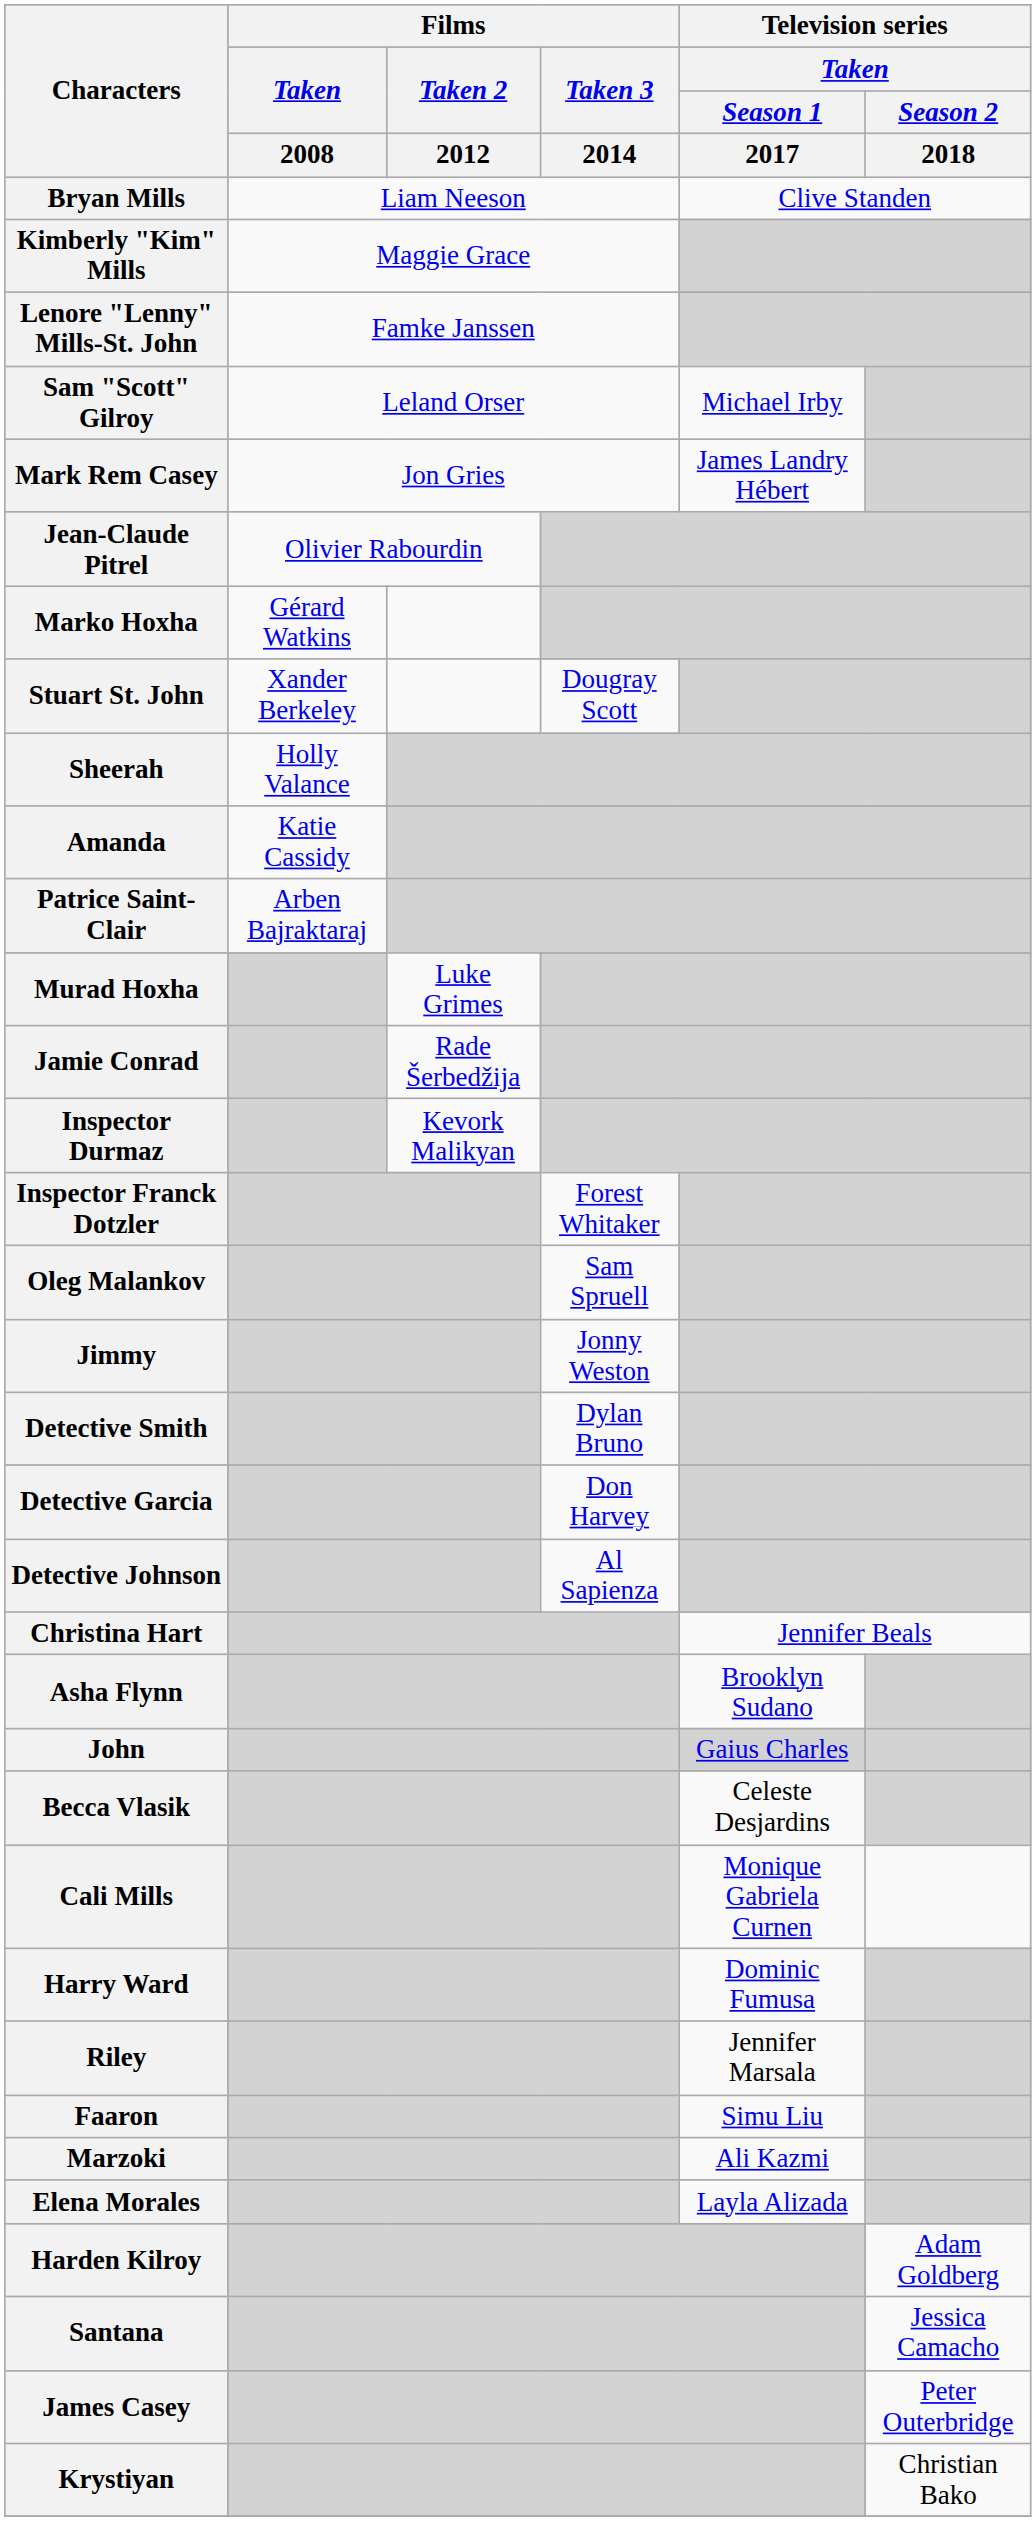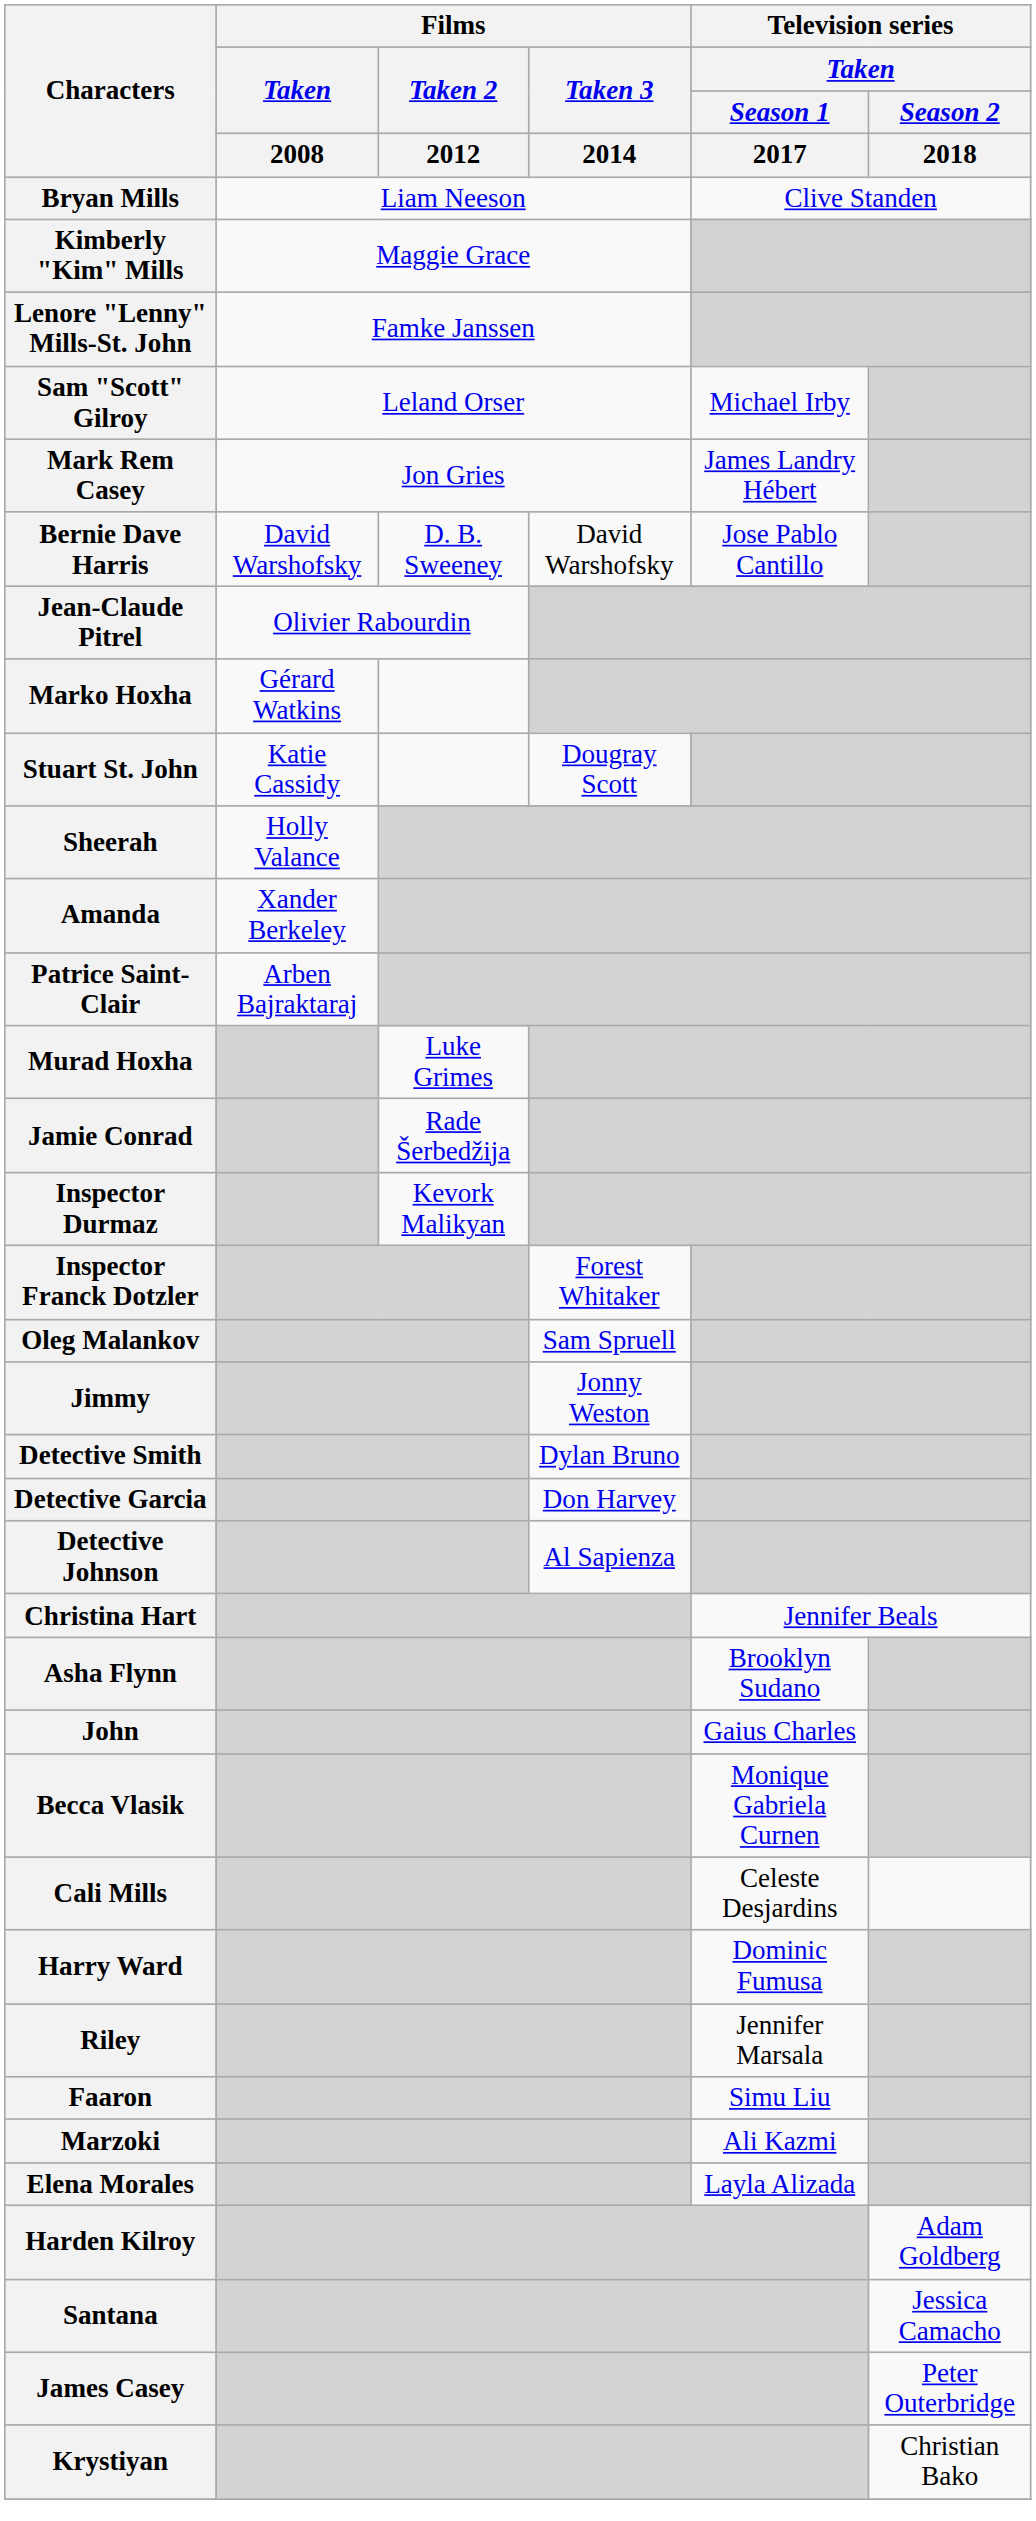+ row: (110, 548)
(307, 695) Xander Berkeley -> (297, 768) Katie Cassidy
(307, 842) Katie Cassidy -> (297, 915) Xander Berkeley
(772, 1749) lightgrey background -> (780, 1731) no background
(772, 1807) Celeste Desjardins -> (780, 1804) Monique Gabriela Curnen
(772, 1895) Monique Gabriela Curnen -> (780, 1893) Celeste Desjardins
